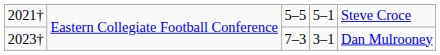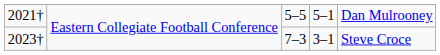(376, 15) Steve Croce -> (387, 15) Dan Mulrooney
(387, 38) Dan Mulrooney -> (376, 38) Steve Croce
